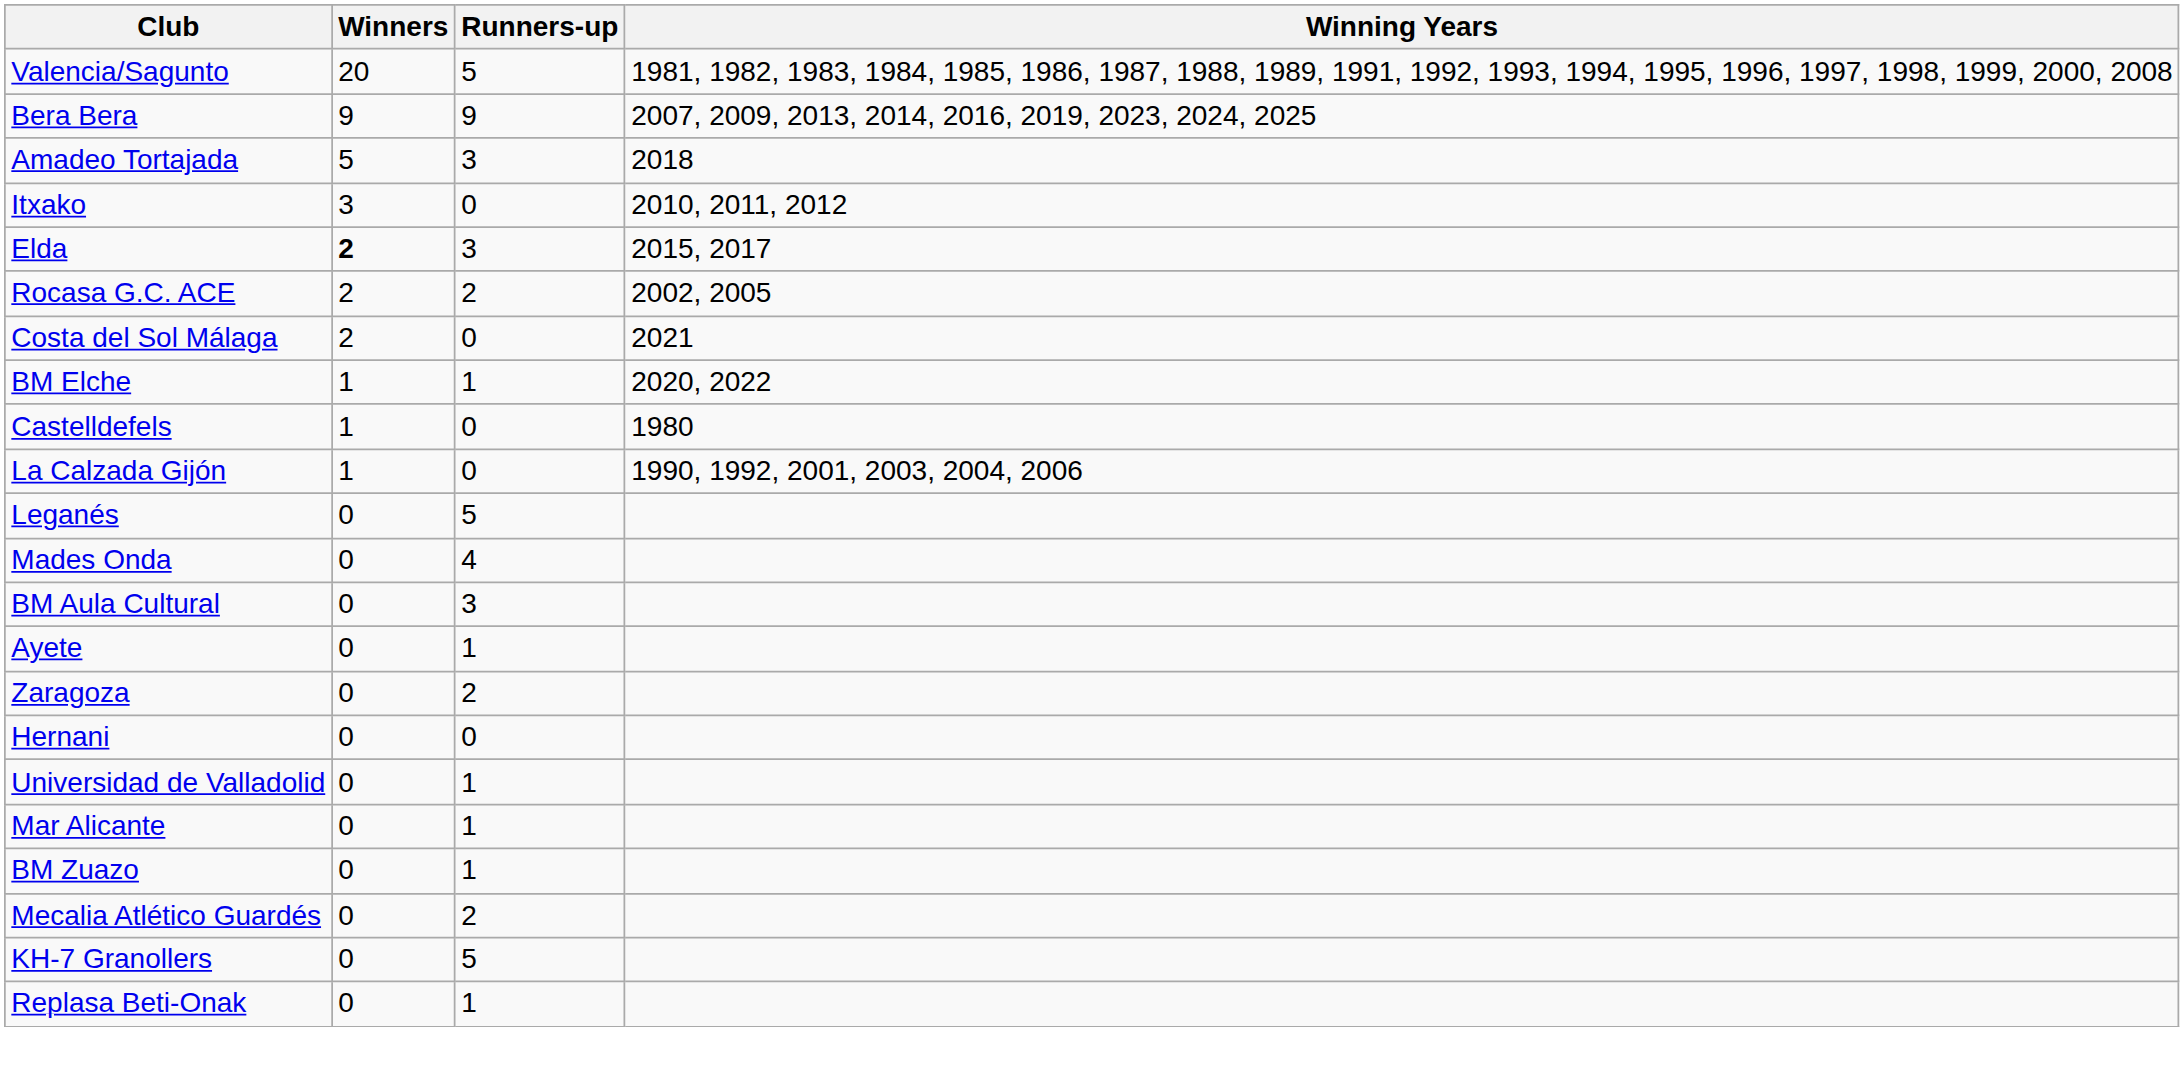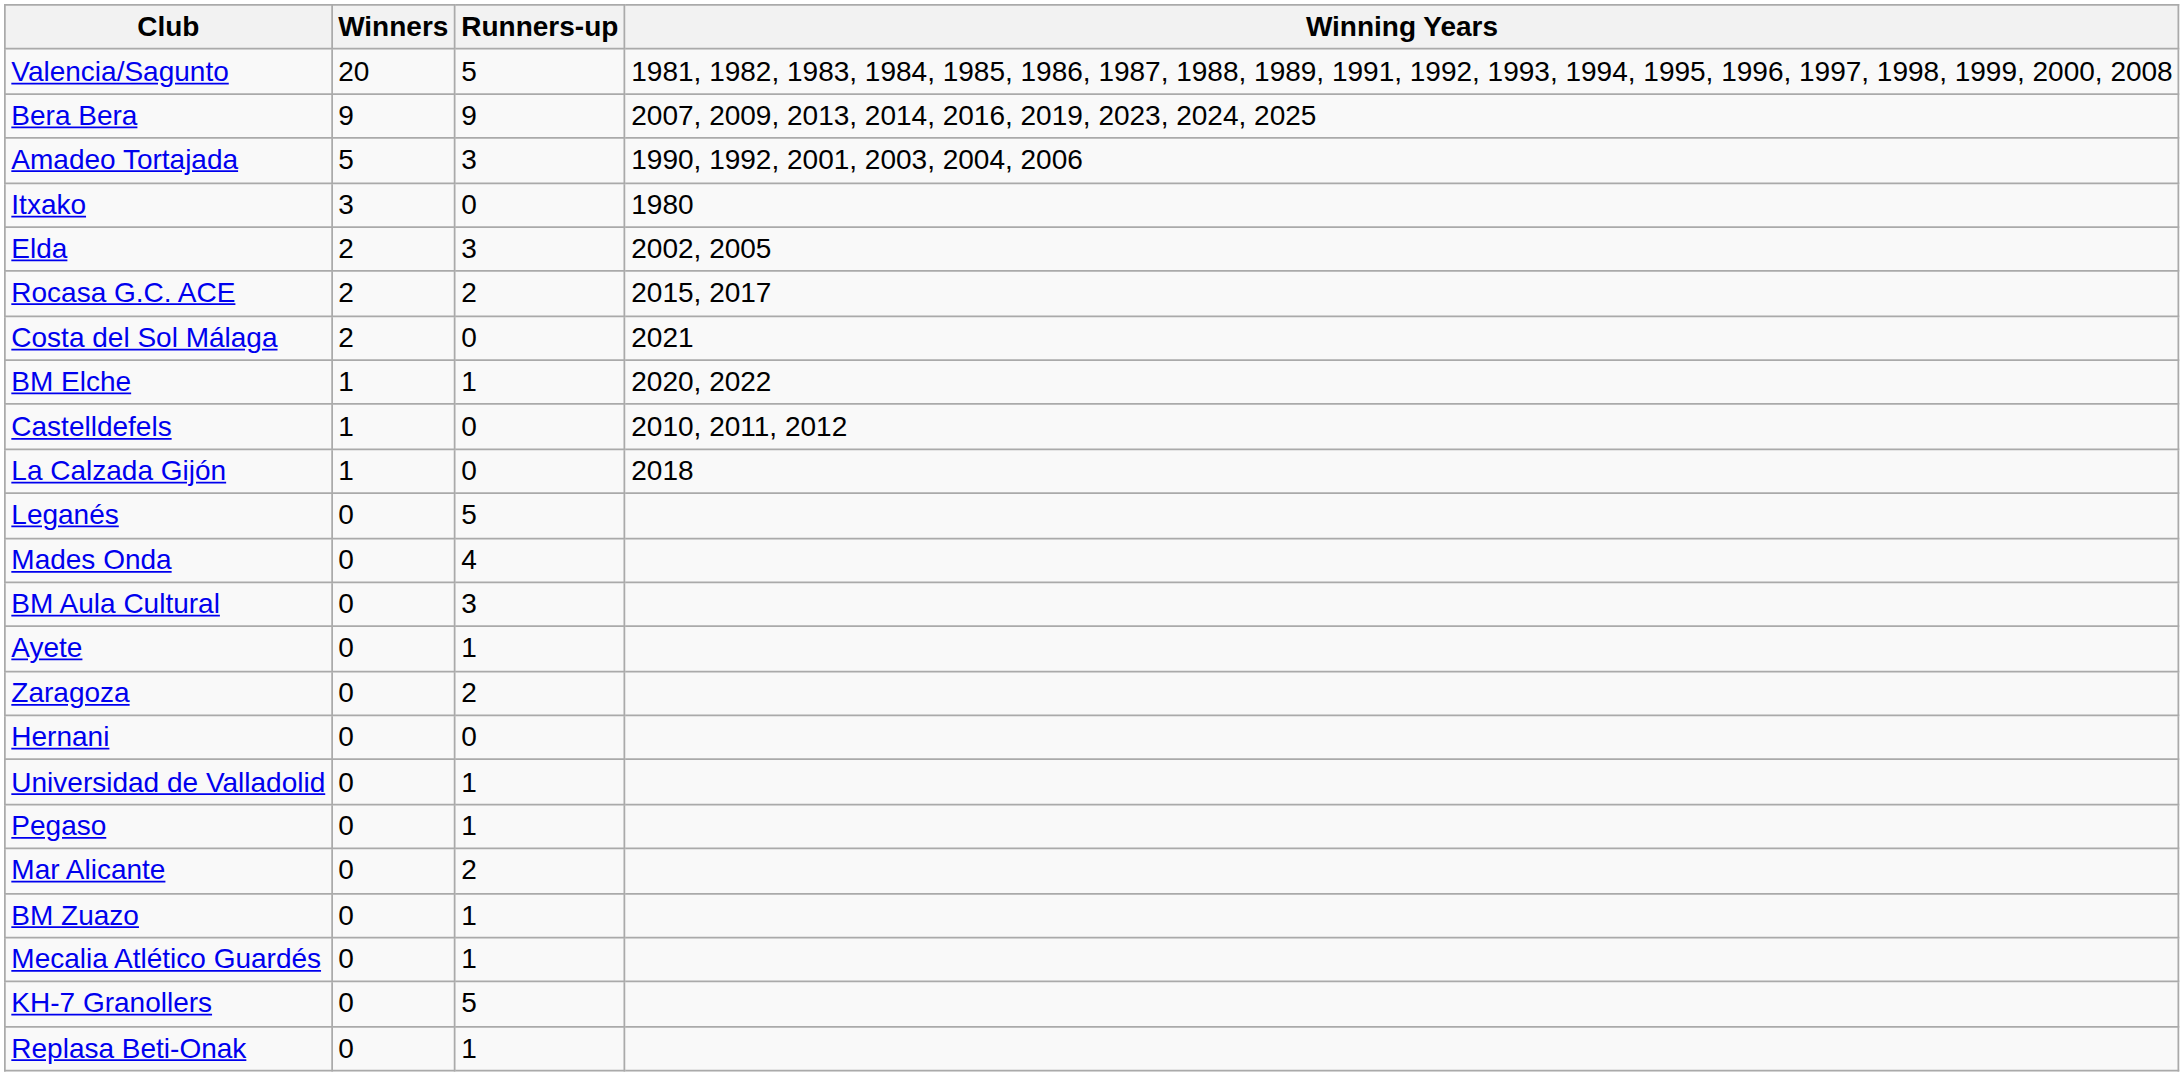(662, 159) 2018 -> (857, 159) 1990, 1992, 2001, 2003, 2004, 2006
(739, 204) 2010, 2011, 2012 -> (662, 204) 1980
(346, 248) bold -> (346, 248) normal
(701, 248) 2015, 2017 -> (701, 248) 2002, 2005
(701, 293) 2002, 2005 -> (701, 293) 2015, 2017
(662, 426) 1980 -> (739, 426) 2010, 2011, 2012
(857, 470) 1990, 1992, 2001, 2003, 2004, 2006 -> (662, 470) 2018
+ row: (59, 826)
(469, 826) 1 -> (469, 870) 2
(469, 914) 2 -> (469, 959) 1
